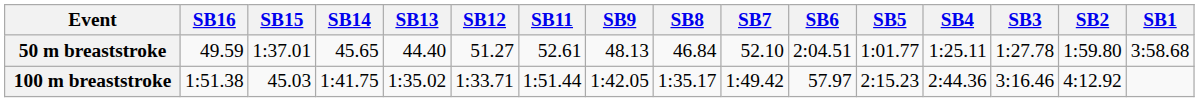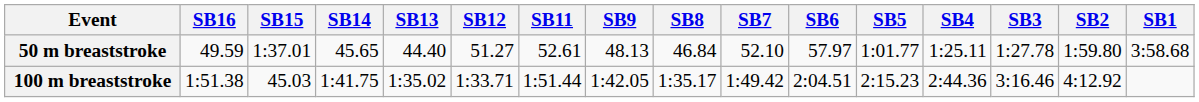(822, 50) 2:04.51 -> (830, 50) 57.97
(830, 81) 57.97 -> (822, 81) 2:04.51
